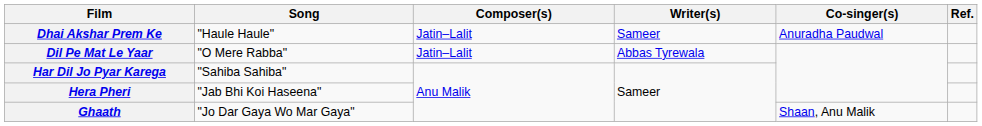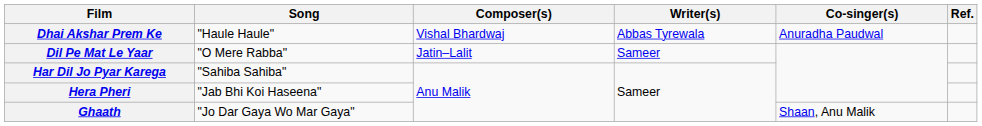(444, 33) Jatin–Lalit -> (460, 33) Vishal Bhardwaj
(639, 33) Sameer -> (661, 33) Abbas Tyrewala
(661, 53) Abbas Tyrewala -> (639, 53) Sameer
